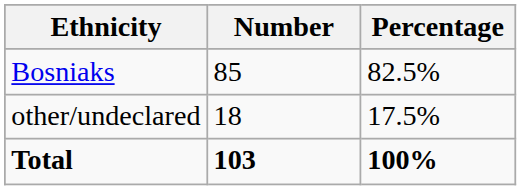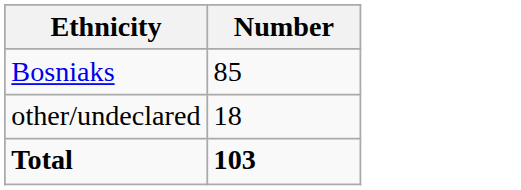- column: (438, 26)
